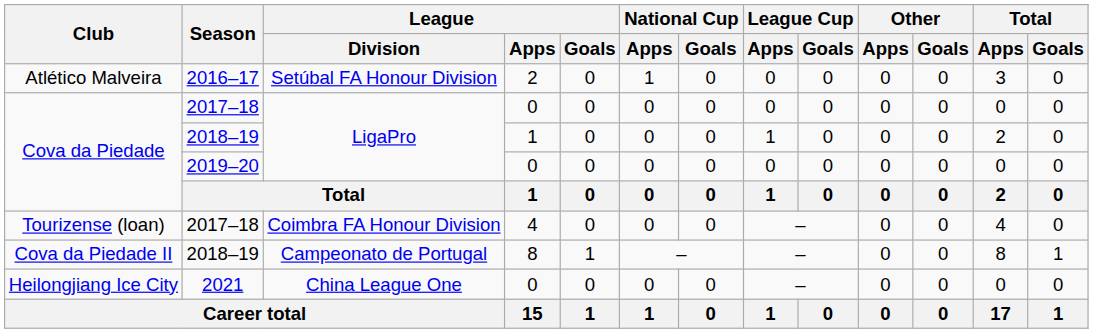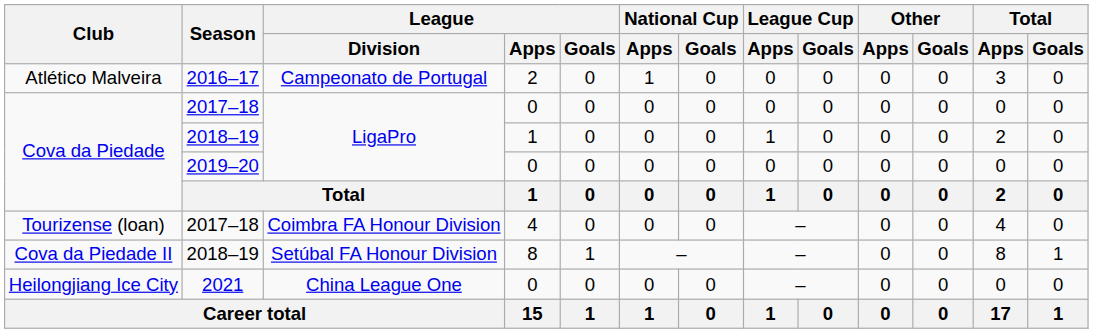(384, 78) Setúbal FA Honour Division -> (384, 78) Campeonato de Portugal
(384, 254) Campeonato de Portugal -> (384, 254) Setúbal FA Honour Division
